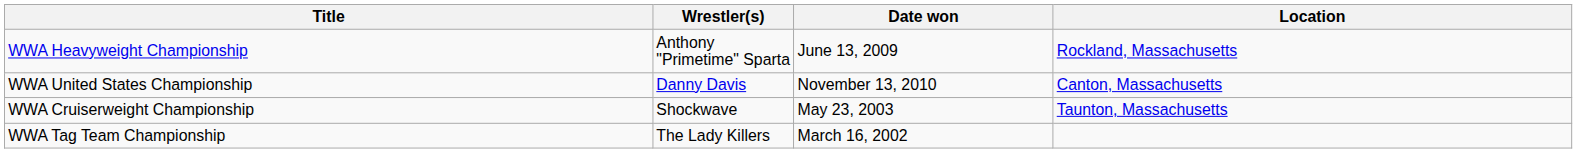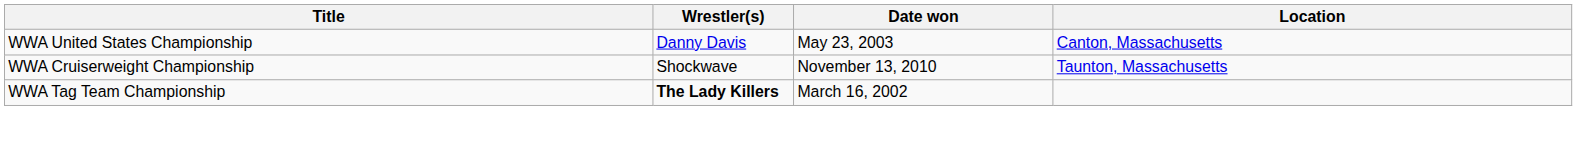- row: (128, 51)
(867, 85) November 13, 2010 -> (845, 42) May 23, 2003
(845, 110) May 23, 2003 -> (867, 67) November 13, 2010
(713, 135) normal -> (718, 92) bold
